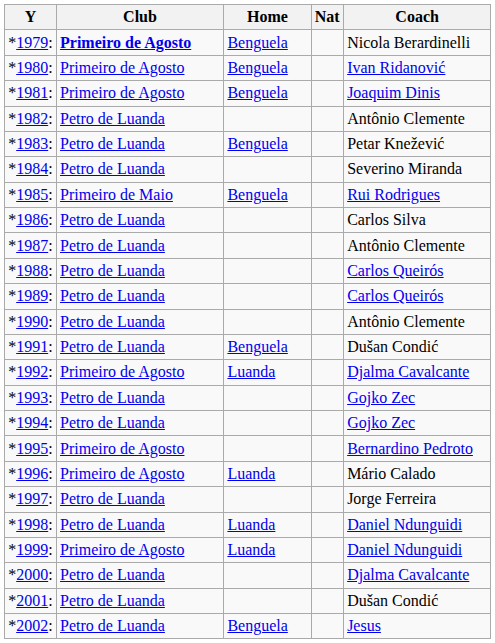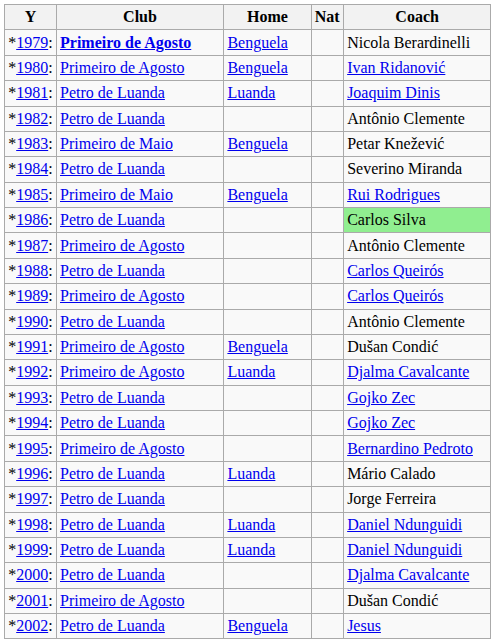(122, 93) Primeiro de Agosto -> (112, 93) Petro de Luanda
(258, 93) Benguela -> (251, 93) Luanda
(112, 144) Petro de Luanda -> (116, 144) Primeiro de Maio
(386, 220) no background -> (386, 220) lightgreen background
(112, 245) Petro de Luanda -> (122, 245) Primeiro de Agosto
(112, 296) Petro de Luanda -> (122, 296) Primeiro de Agosto
(112, 347) Petro de Luanda -> (122, 347) Primeiro de Agosto
(122, 473) Primeiro de Agosto -> (112, 473) Petro de Luanda
(122, 550) Primeiro de Agosto -> (112, 550) Petro de Luanda
(112, 600) Petro de Luanda -> (122, 600) Primeiro de Agosto
